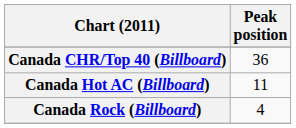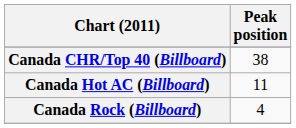(260, 60) 36 -> (260, 60) 38
